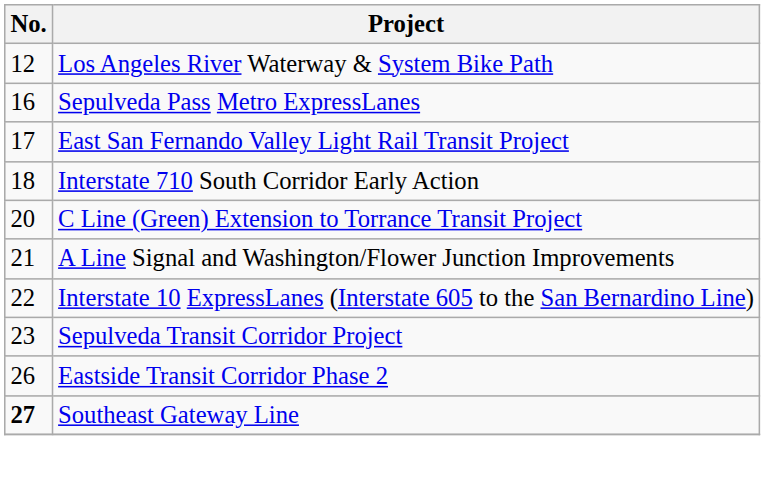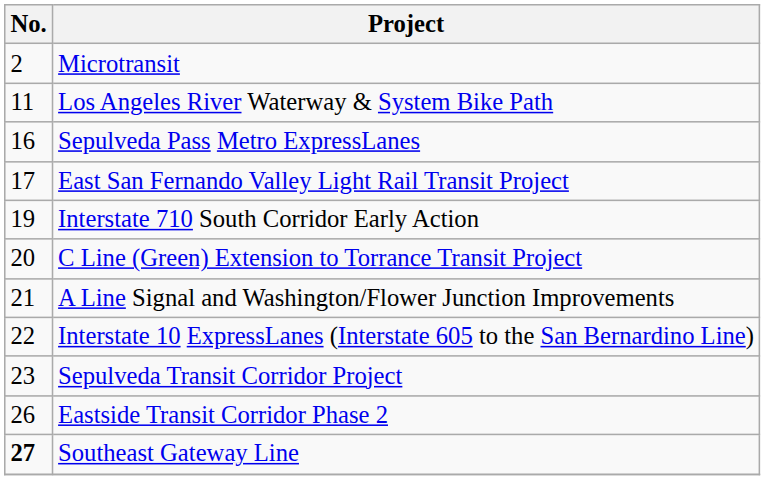+ row: (119, 63)
(23, 63) 12 -> (22, 102) 11
(23, 180) 18 -> (23, 219) 19
